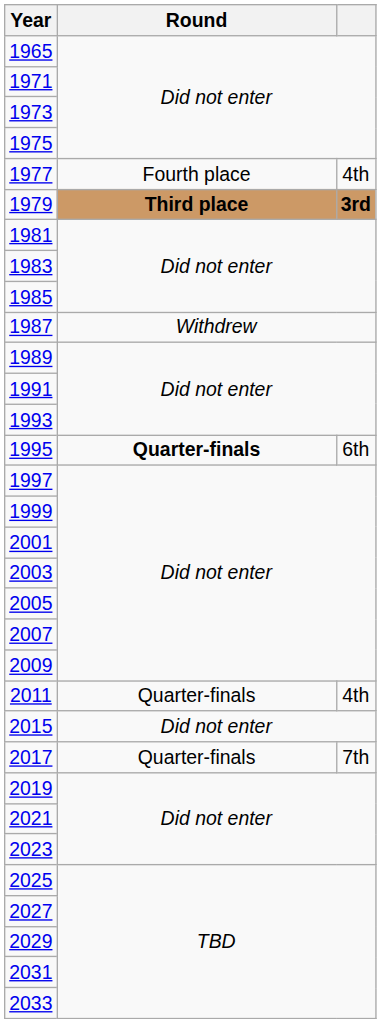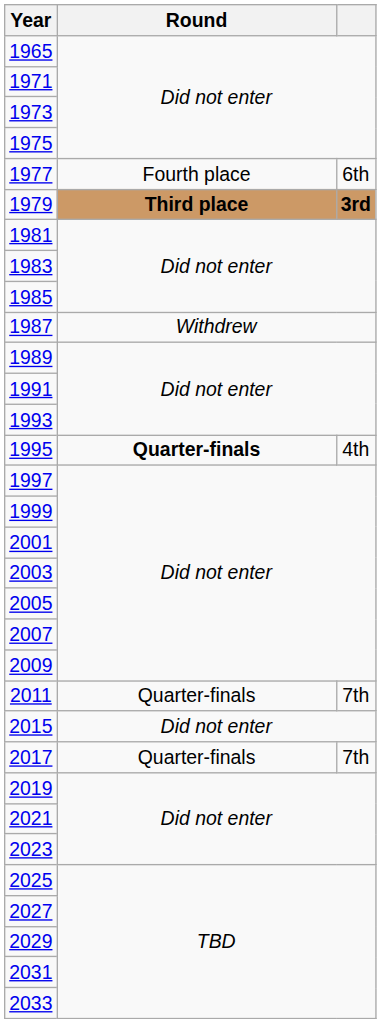(356, 174) 4th -> (356, 174) 6th
(356, 450) 6th -> (356, 450) 4th
(356, 696) 4th -> (356, 696) 7th
